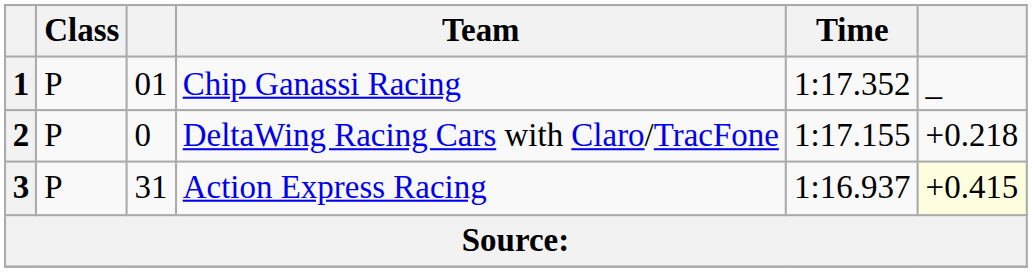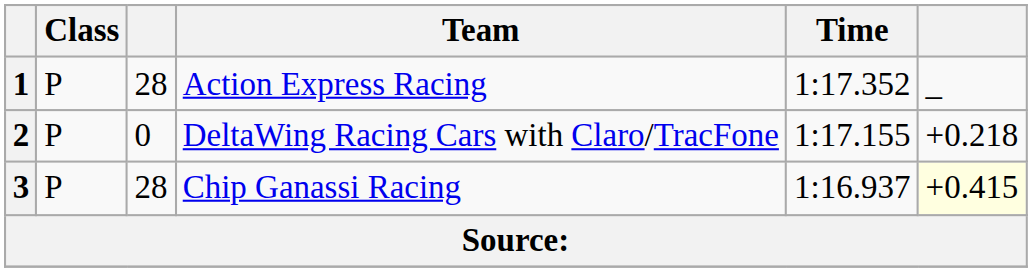(151, 82) 01 -> (151, 82) 28
(322, 82) Chip Ganassi Racing -> (335, 82) Action Express Racing
(151, 187) 31 -> (151, 187) 28
(335, 187) Action Express Racing -> (322, 187) Chip Ganassi Racing
